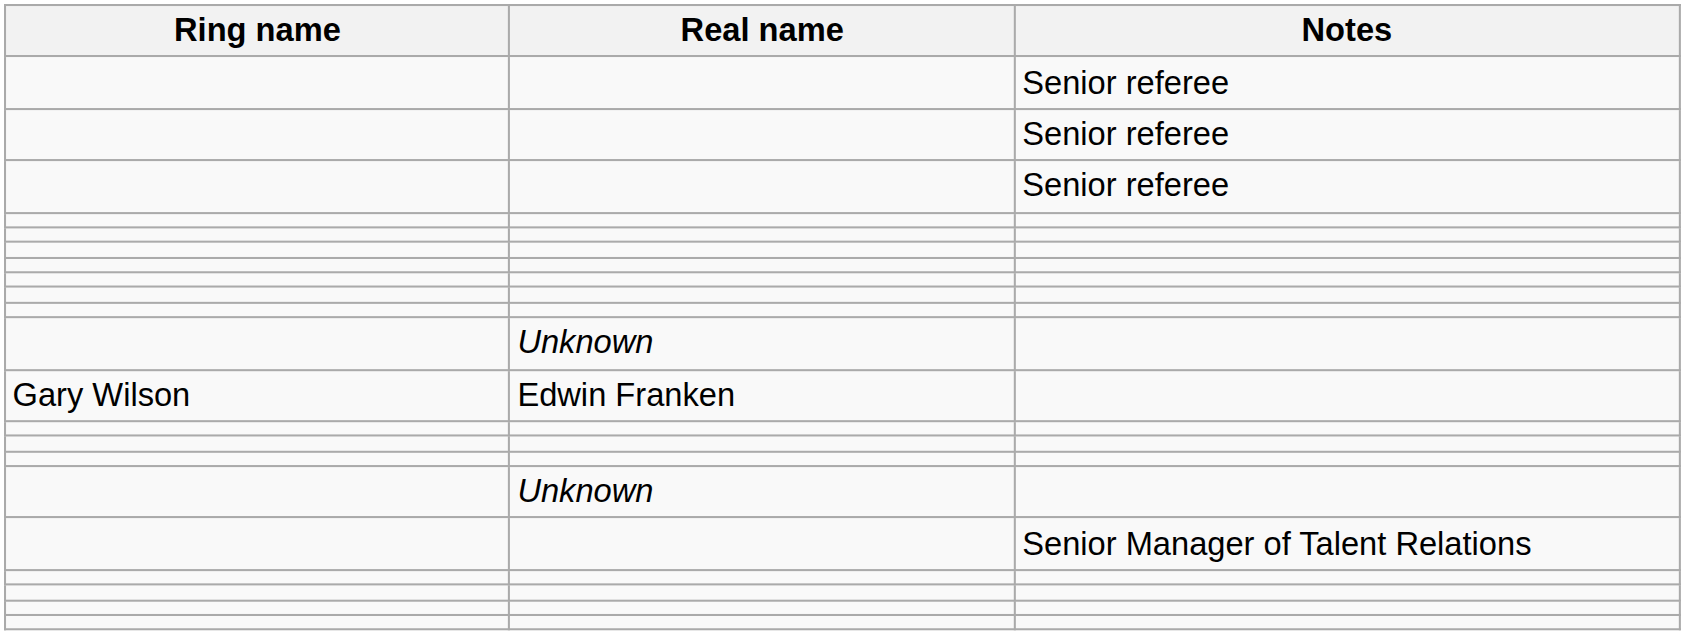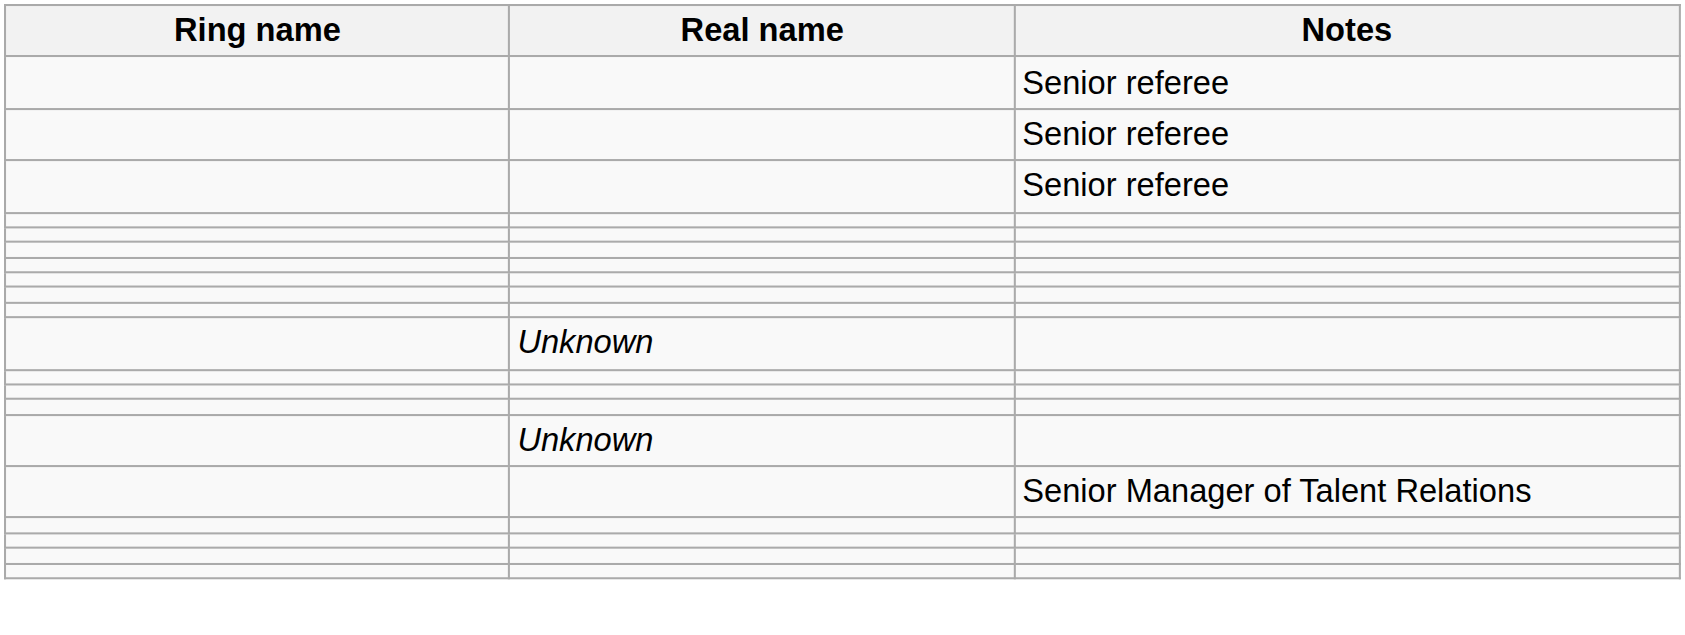- row: (626, 394)
